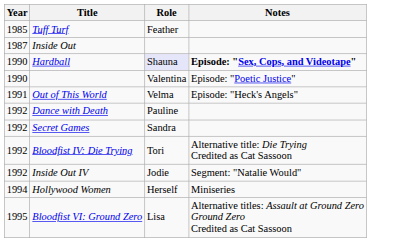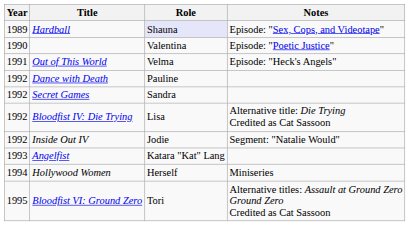- row: (50, 29)
- row: (54, 45)
(17, 62) 1990 -> (17, 29) 1989
(274, 62) bold -> (307, 29) normal
(156, 150) Tori -> (156, 117) Lisa
+ row: (51, 156)
(156, 217) Lisa -> (156, 201) Tori
